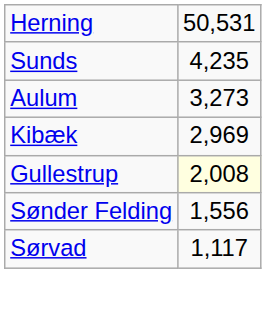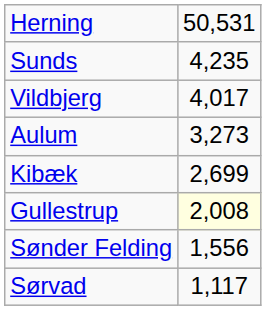+ row: (56, 98)
(219, 135) 2,969 -> (219, 173) 2,699
